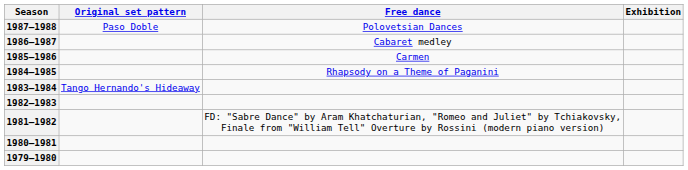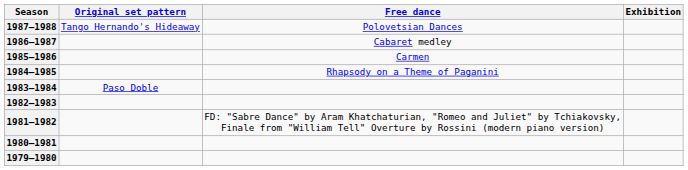(130, 27) Paso Doble -> (130, 27) Tango Hernando's Hideaway
(130, 87) Tango Hernando's Hideaway -> (130, 87) Paso Doble
